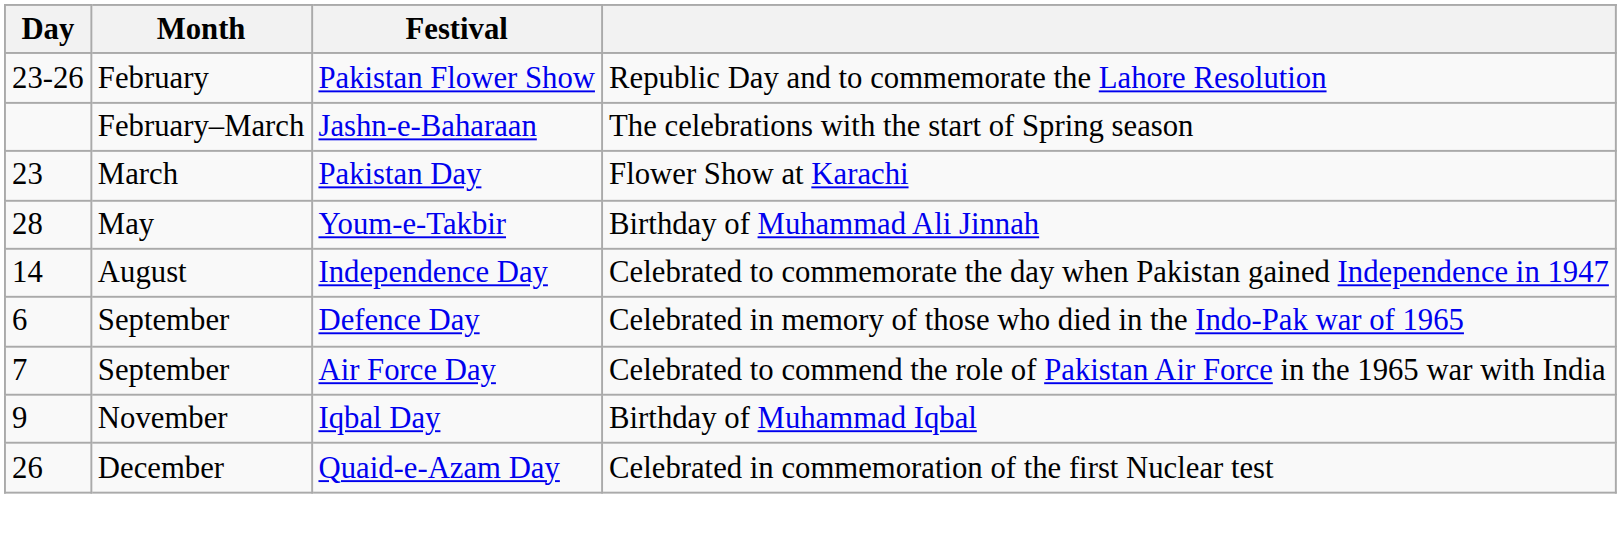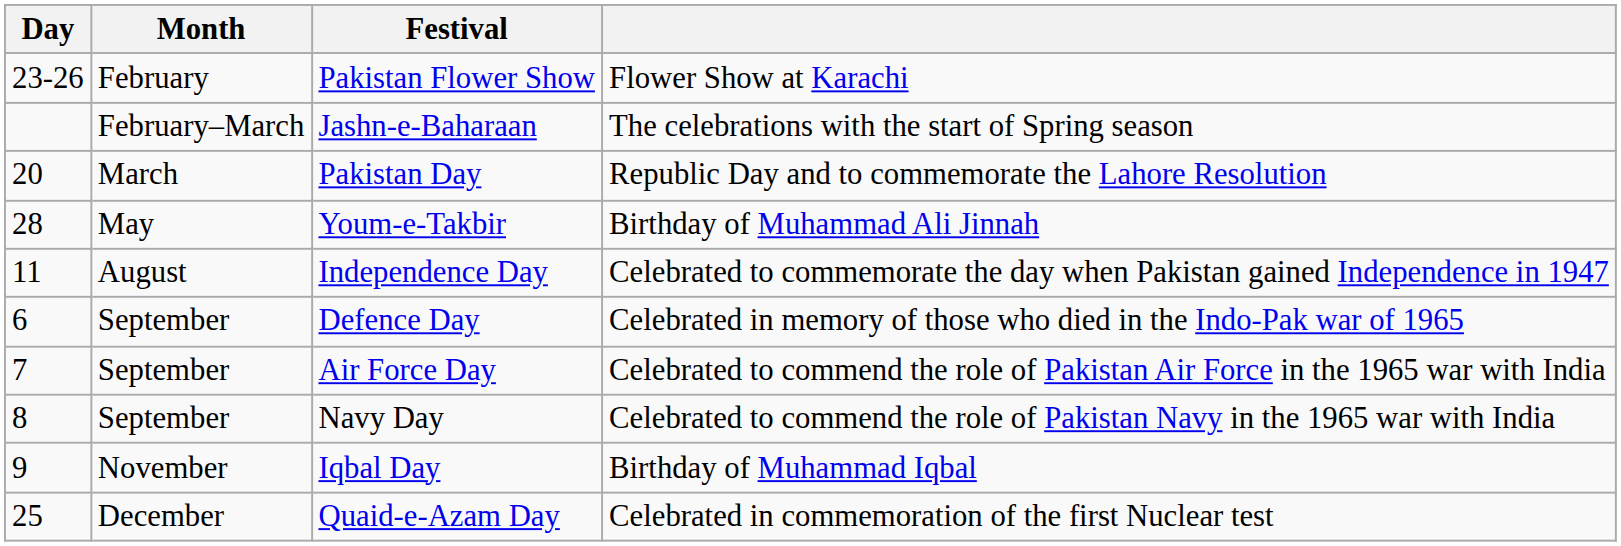(968, 77) Republic Day and to commemorate the Lahore Resolution -> (759, 77) Flower Show at Karachi
(27, 175) 23 -> (27, 175) 20
(759, 175) Flower Show at Karachi -> (968, 175) Republic Day and to commemorate the Lahore Resolution
(27, 272) 14 -> (27, 272) 11
+ row: (381, 418)
(27, 467) 26 -> (27, 516) 25
